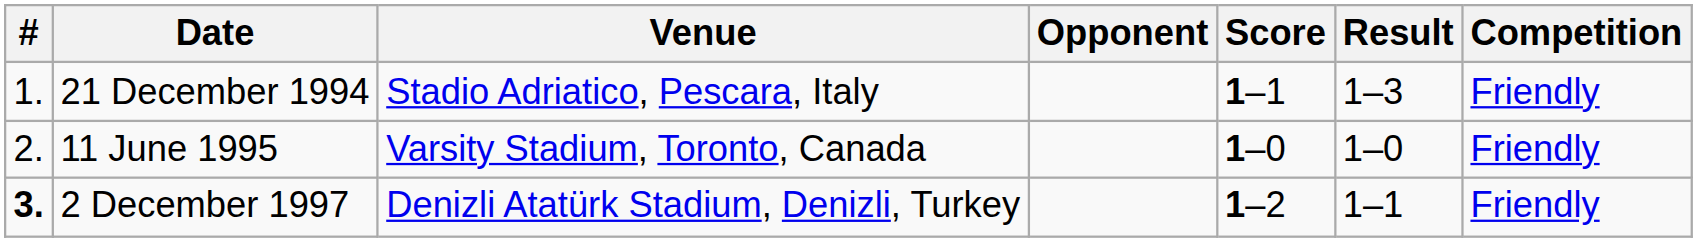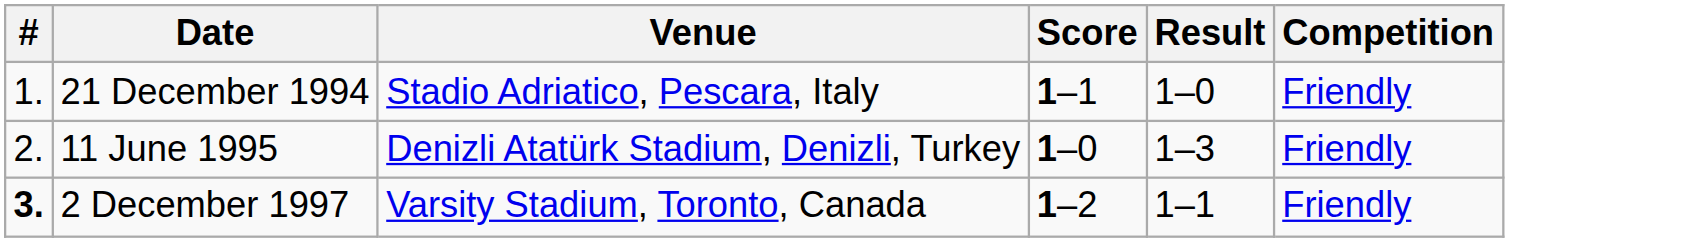- column: (1123, 33)
(1373, 90) 1–3 -> (1185, 90) 1–0
(656, 148) Varsity Stadium, Toronto, Canada -> (703, 148) Denizli Atatürk Stadium, Denizli, Turkey
(1373, 148) 1–0 -> (1185, 148) 1–3
(703, 206) Denizli Atatürk Stadium, Denizli, Turkey -> (656, 206) Varsity Stadium, Toronto, Canada
